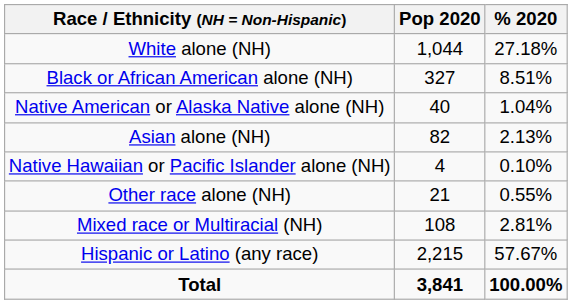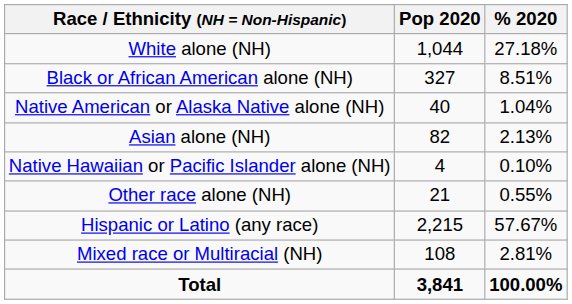rows swapped: (200, 225) <-> (200, 254)
